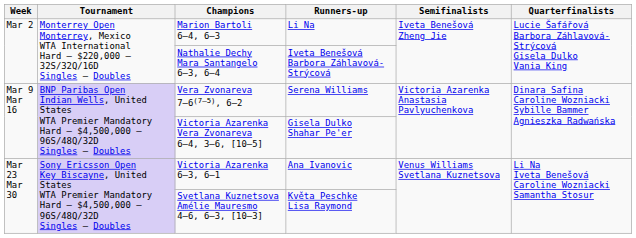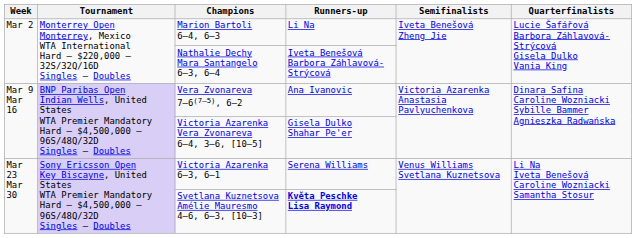(328, 91) Serena Williams -> (320, 91) Ana Ivanovic
(320, 166) Ana Ivanovic -> (328, 166) Serena Williams
(323, 202) normal -> (323, 202) bold
